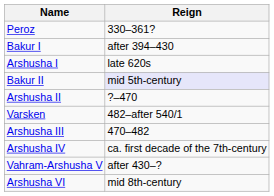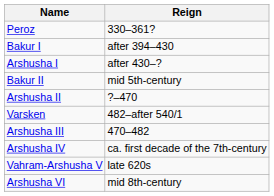(129, 64) late 620s -> (135, 64) after 430–?
(144, 81) lavender background -> (144, 81) no background
(135, 166) after 430–? -> (129, 166) late 620s
